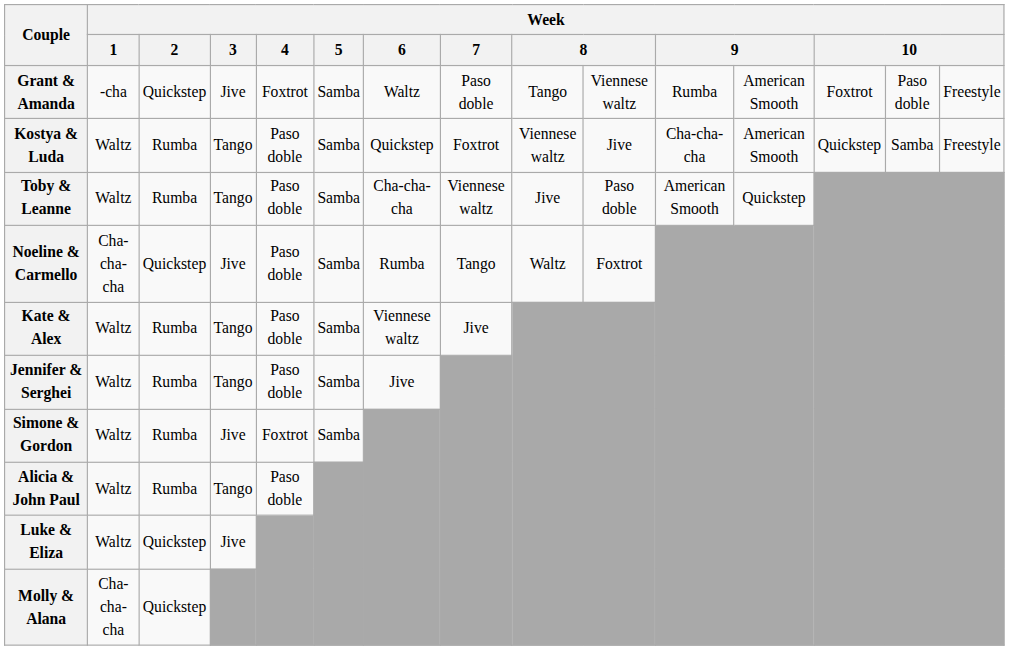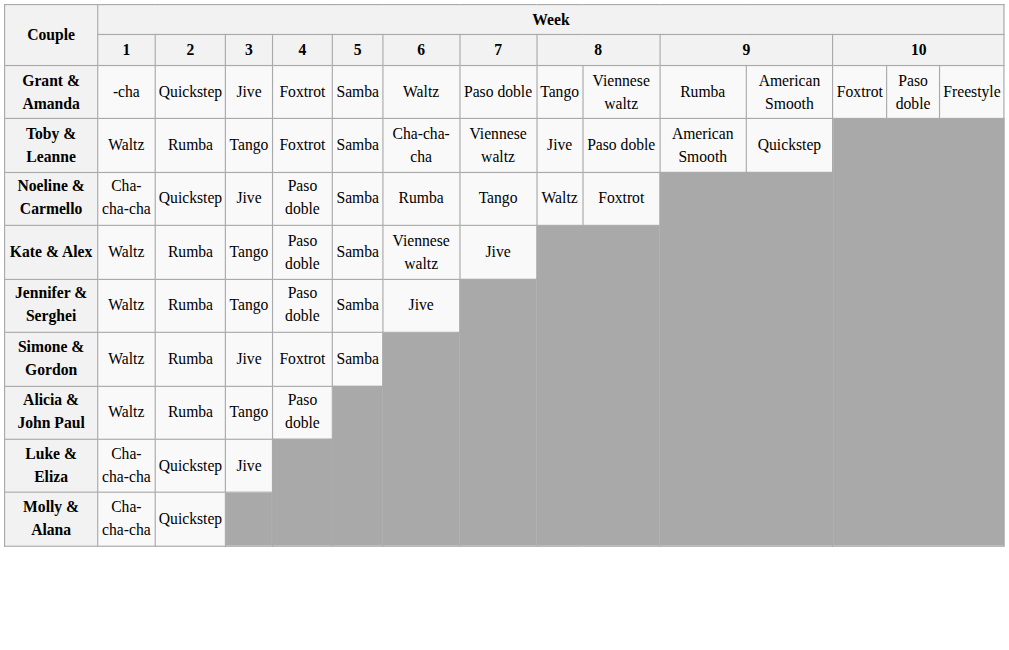- row: (46, 145)
(285, 198) Paso doble -> (302, 145) Foxtrot
(113, 541) Waltz -> (126, 465) Cha-cha-cha
